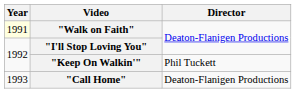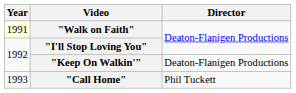(190, 63) Phil Tuckett -> (226, 63) Deaton-Flanigen Productions
(226, 79) Deaton-Flanigen Productions -> (190, 79) Phil Tuckett
